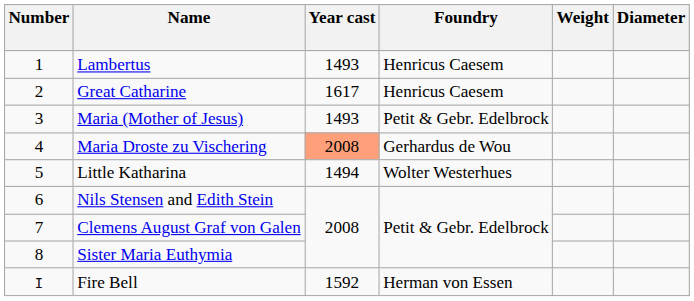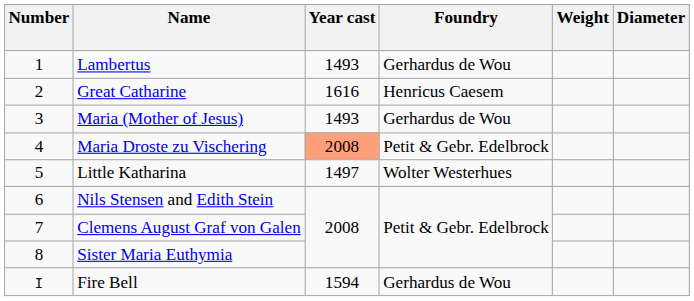(443, 64) Henricus Caesem -> (447, 64) Gerhardus de Wou
(342, 91) 1617 -> (342, 91) 1616
(466, 118) Petit & Gebr. Edelbrock -> (447, 118) Gerhardus de Wou
(447, 145) Gerhardus de Wou -> (466, 145) Petit & Gebr. Edelbrock
(342, 173) 1494 -> (342, 173) 1497
(342, 281) 1592 -> (342, 281) 1594
(448, 281) Herman von Essen -> (447, 281) Gerhardus de Wou
